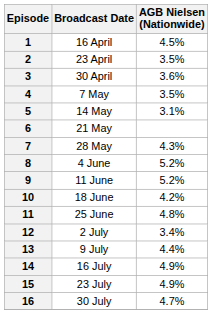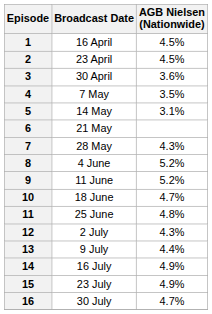(172, 59) 3.5% -> (172, 59) 4.5%
(172, 197) 4.2% -> (172, 197) 4.7%
(172, 232) 3.4% -> (172, 232) 4.3%
